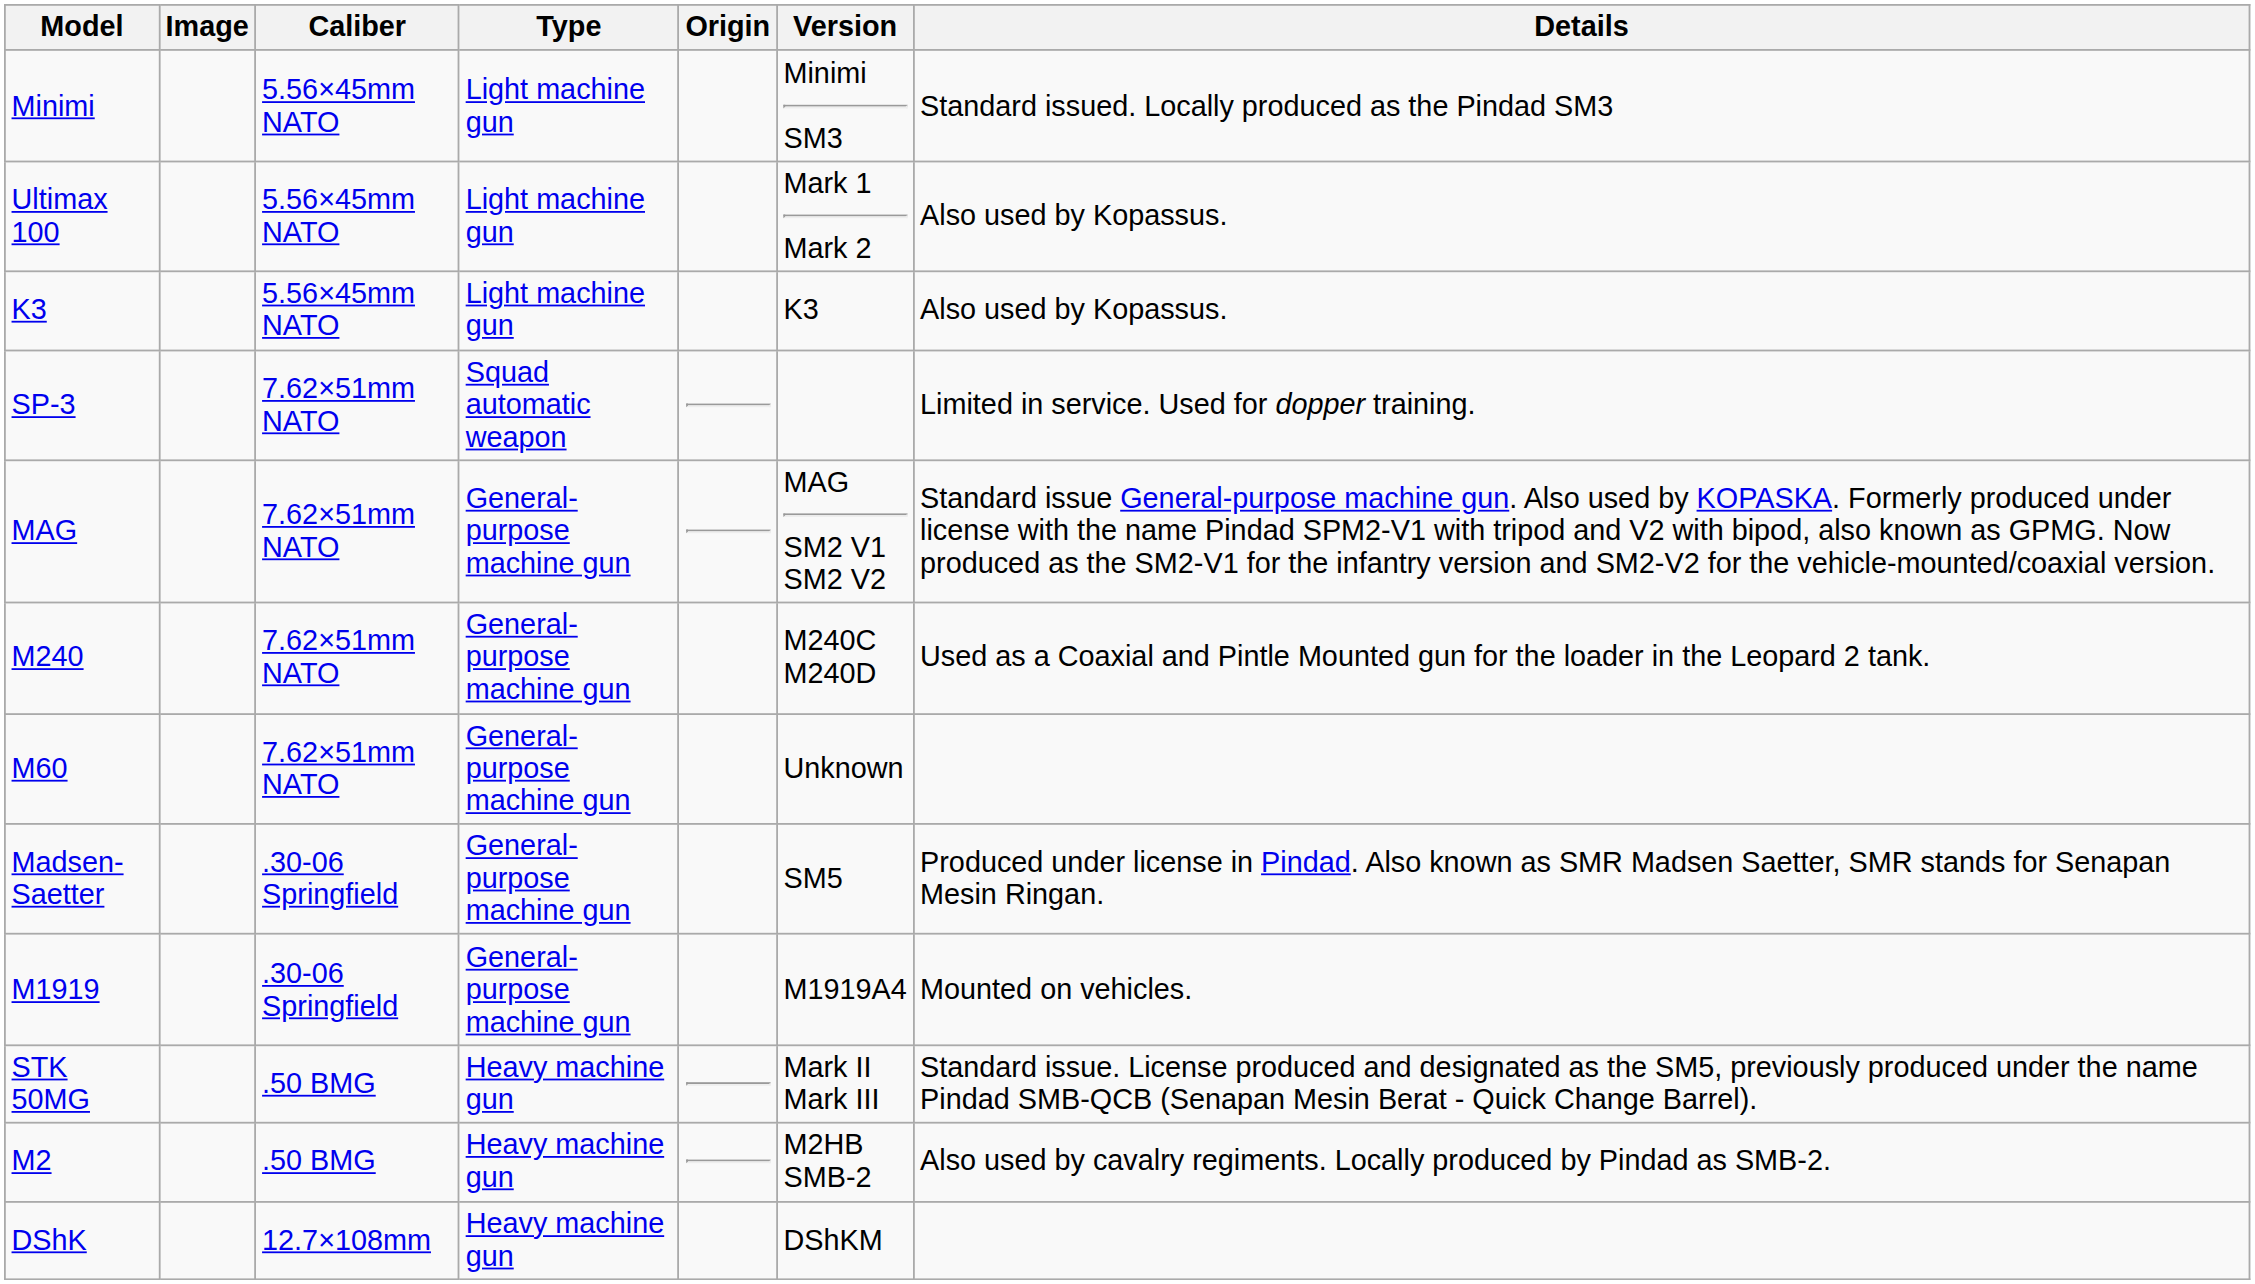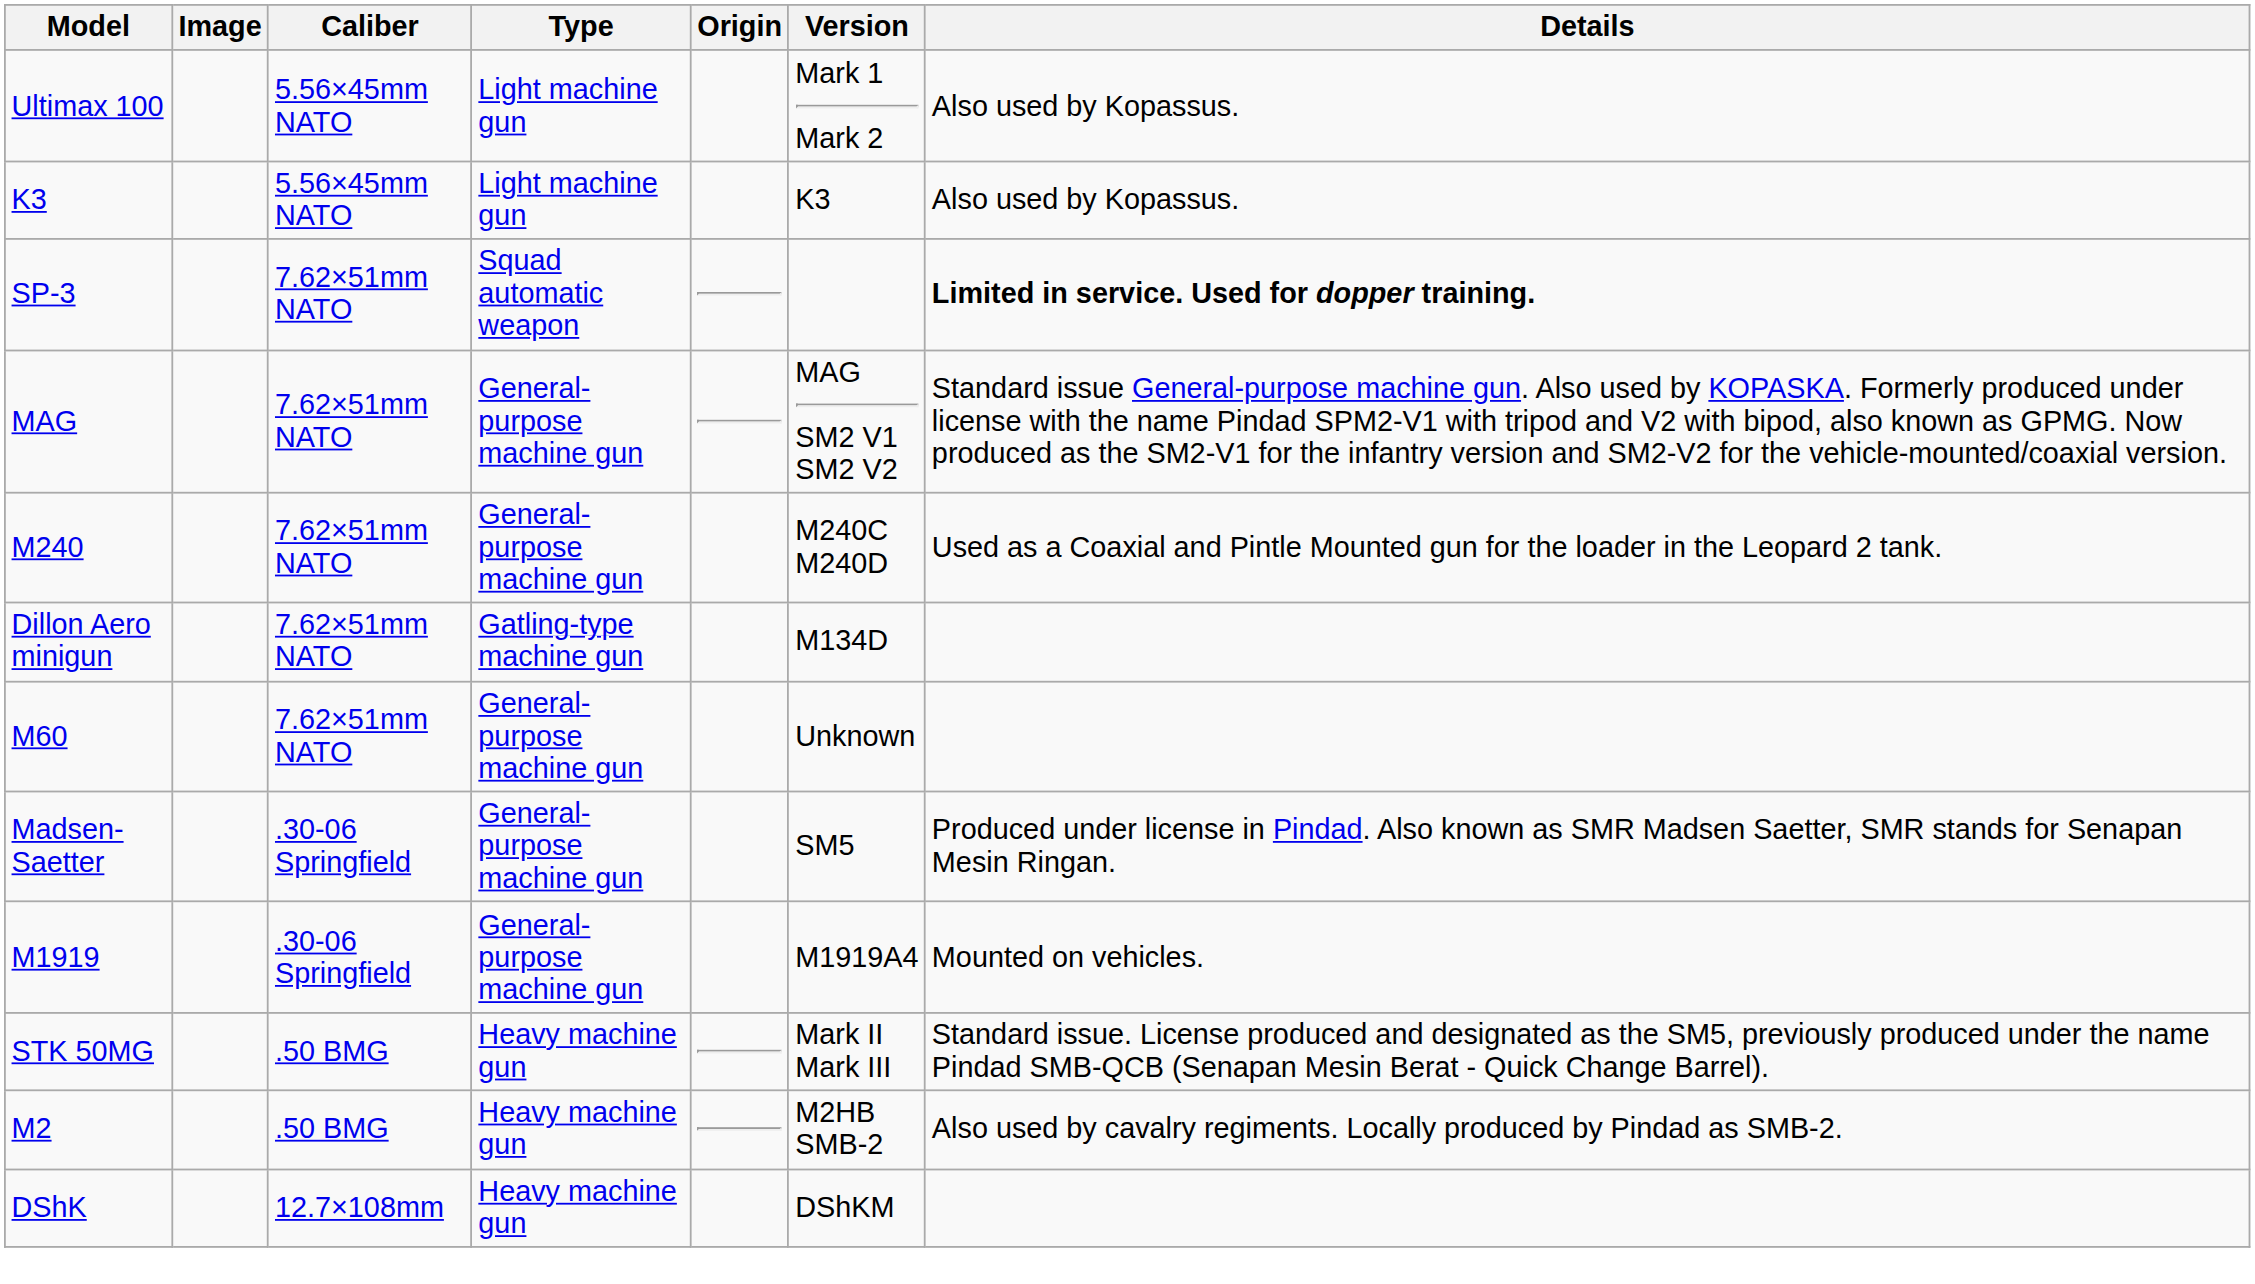- row: (53, 105)
(1198, 404) normal -> (1234, 293) bold
+ row: (81, 641)
